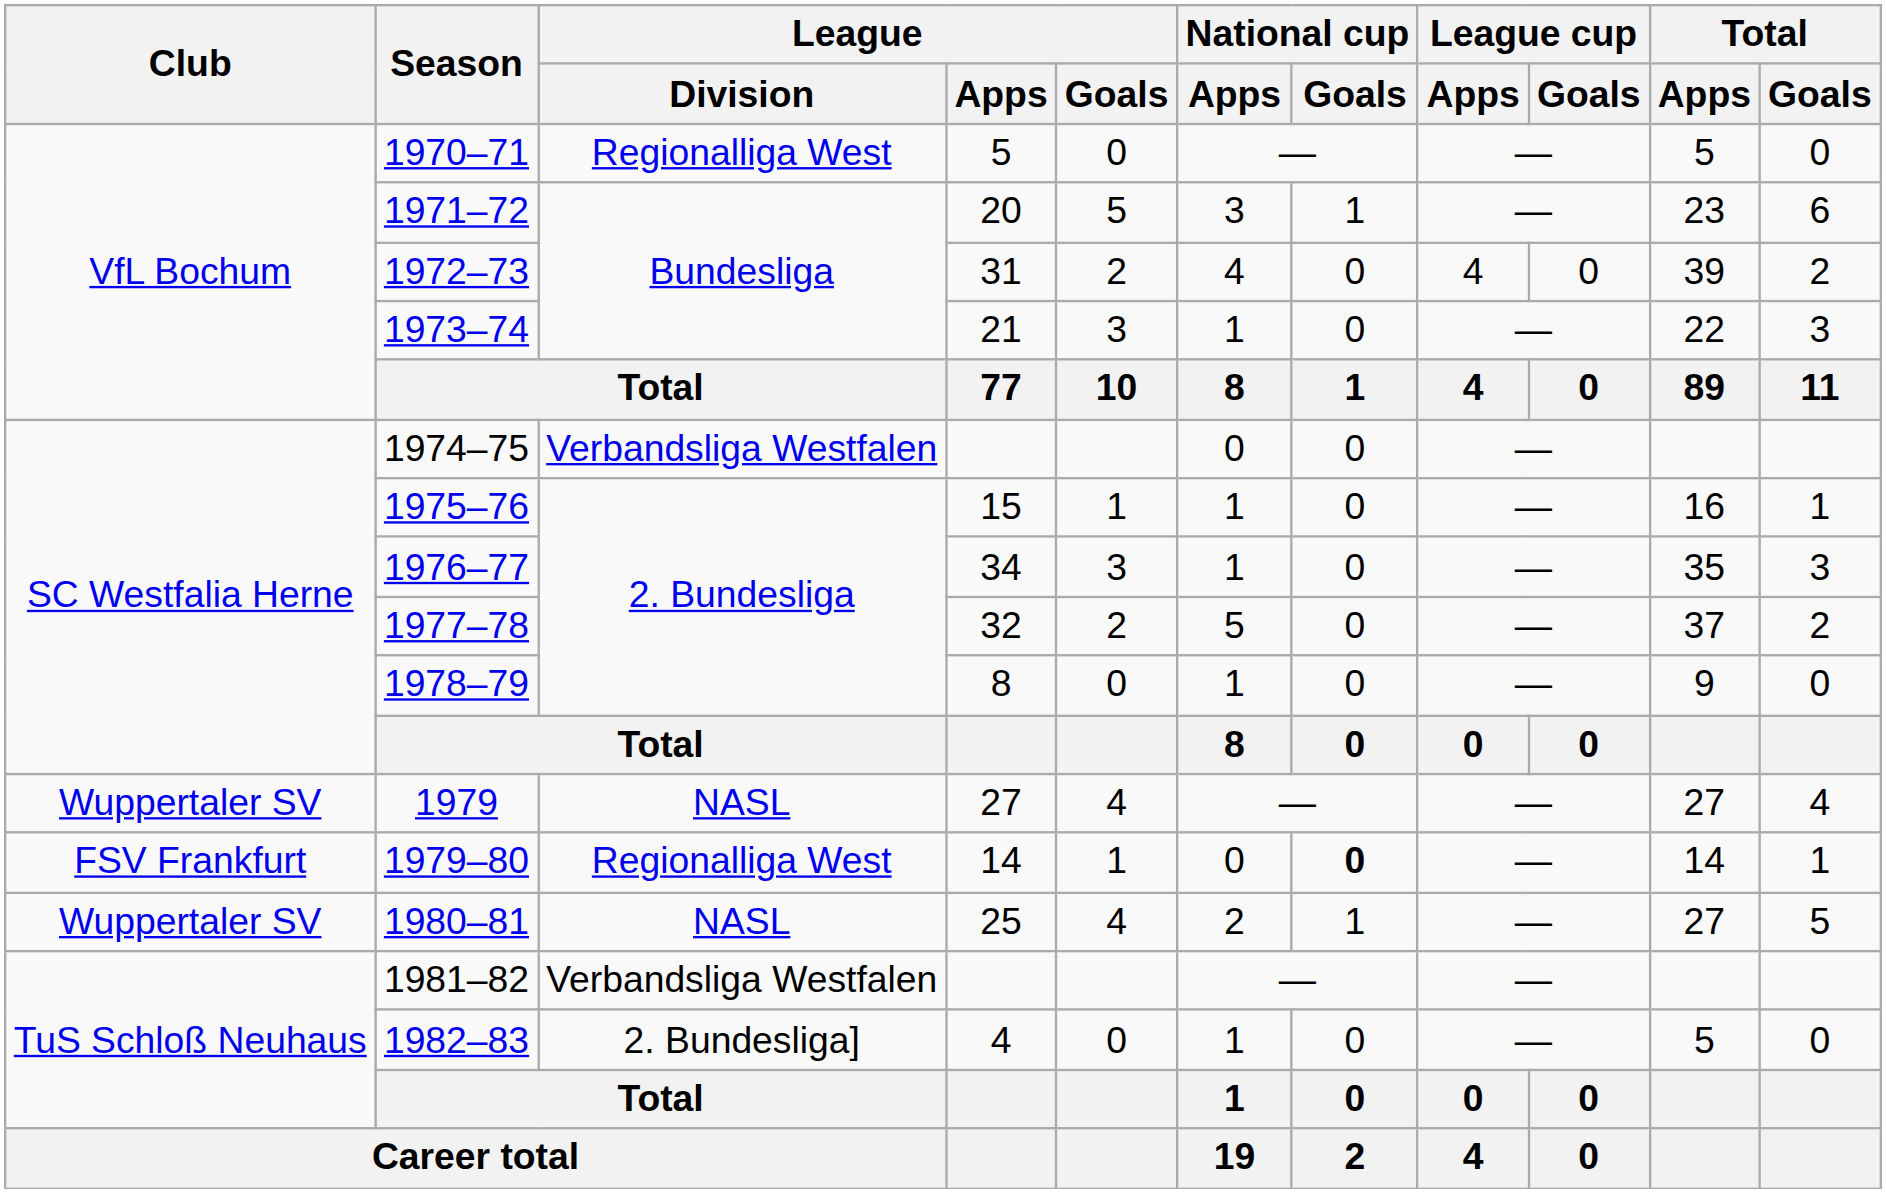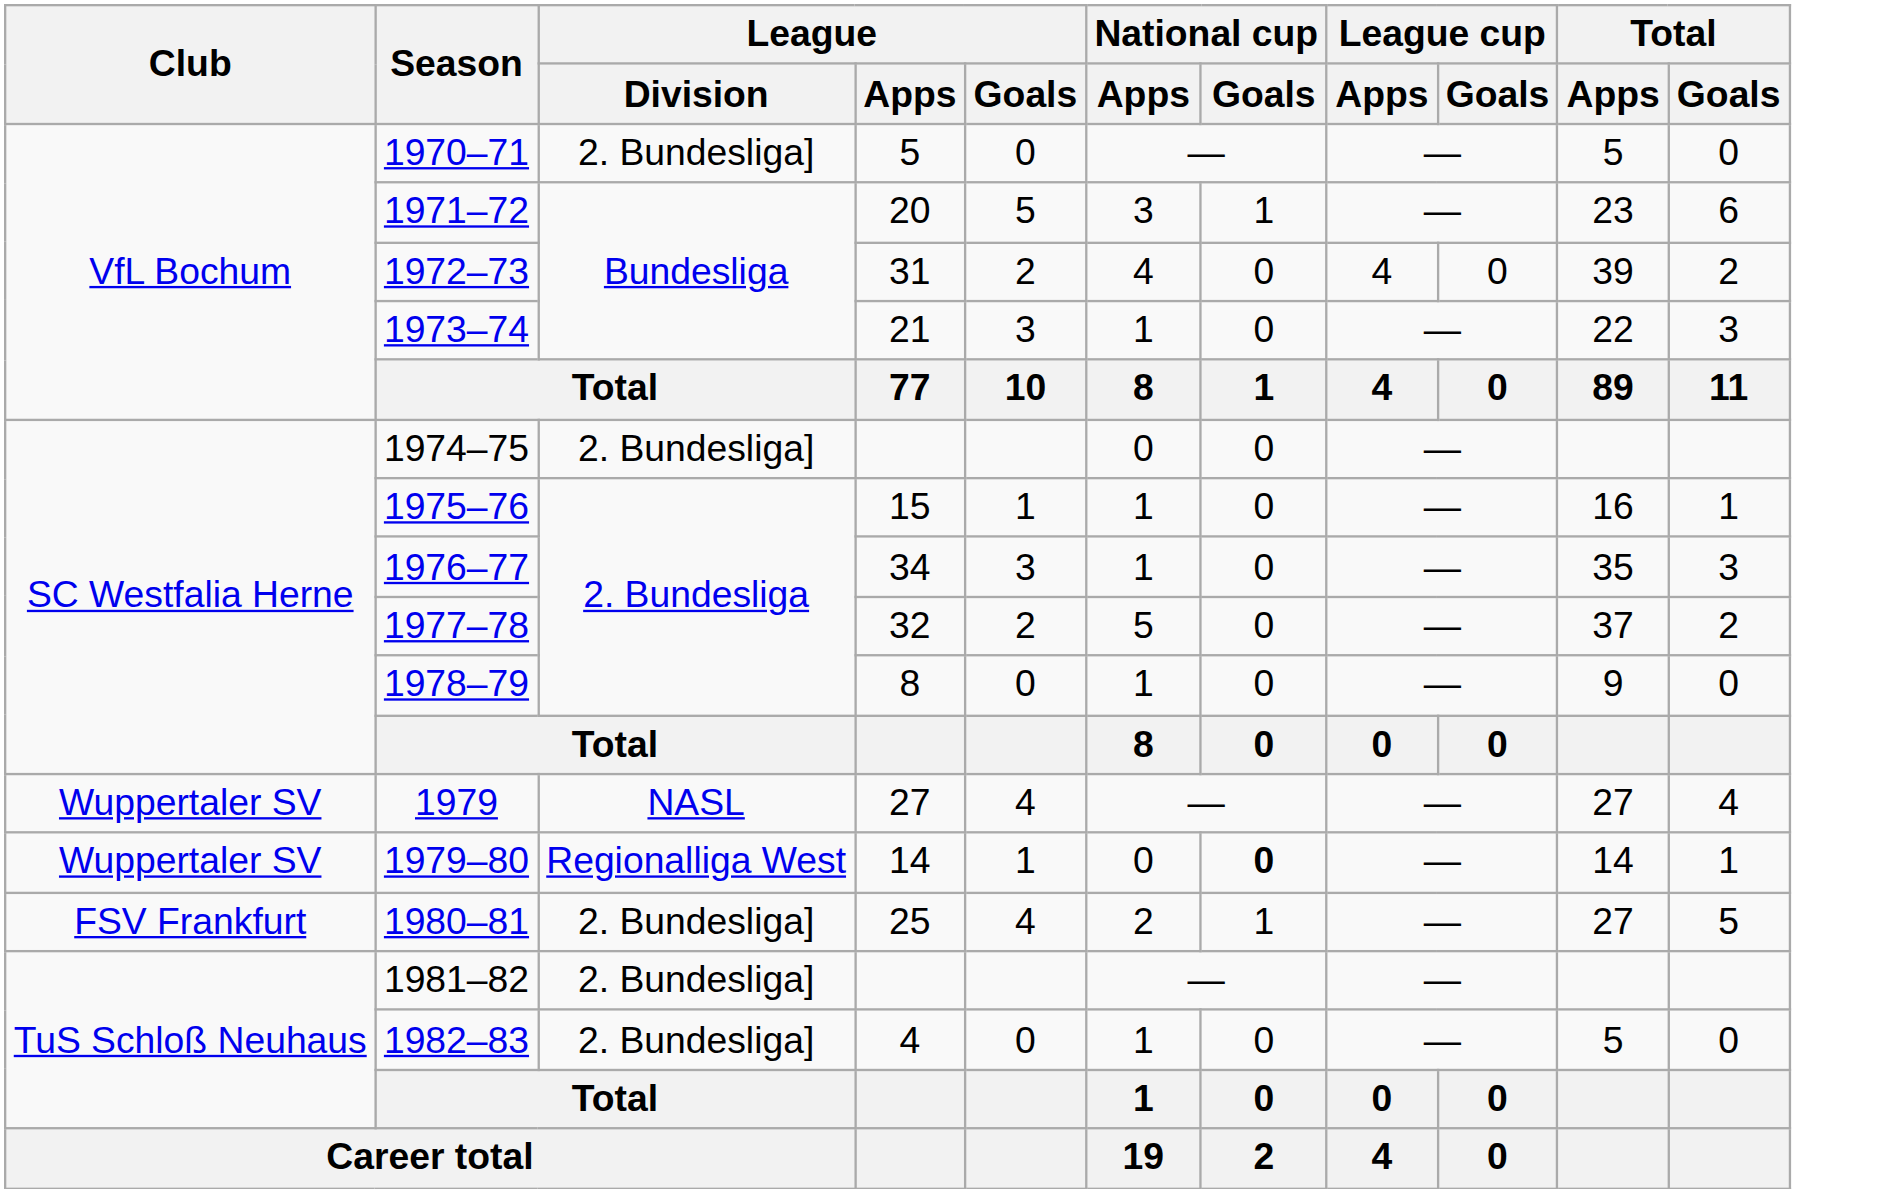(742, 152) Regionalliga West -> (696, 152) 2. Bundesliga]
(742, 447) Verbandsliga Westfalen -> (696, 447) 2. Bundesliga]
(190, 861) FSV Frankfurt -> (190, 861) Wuppertaler SV
(190, 920) Wuppertaler SV -> (190, 920) FSV Frankfurt
(742, 920) NASL -> (696, 920) 2. Bundesliga]
(742, 980) Verbandsliga Westfalen -> (696, 980) 2. Bundesliga]
